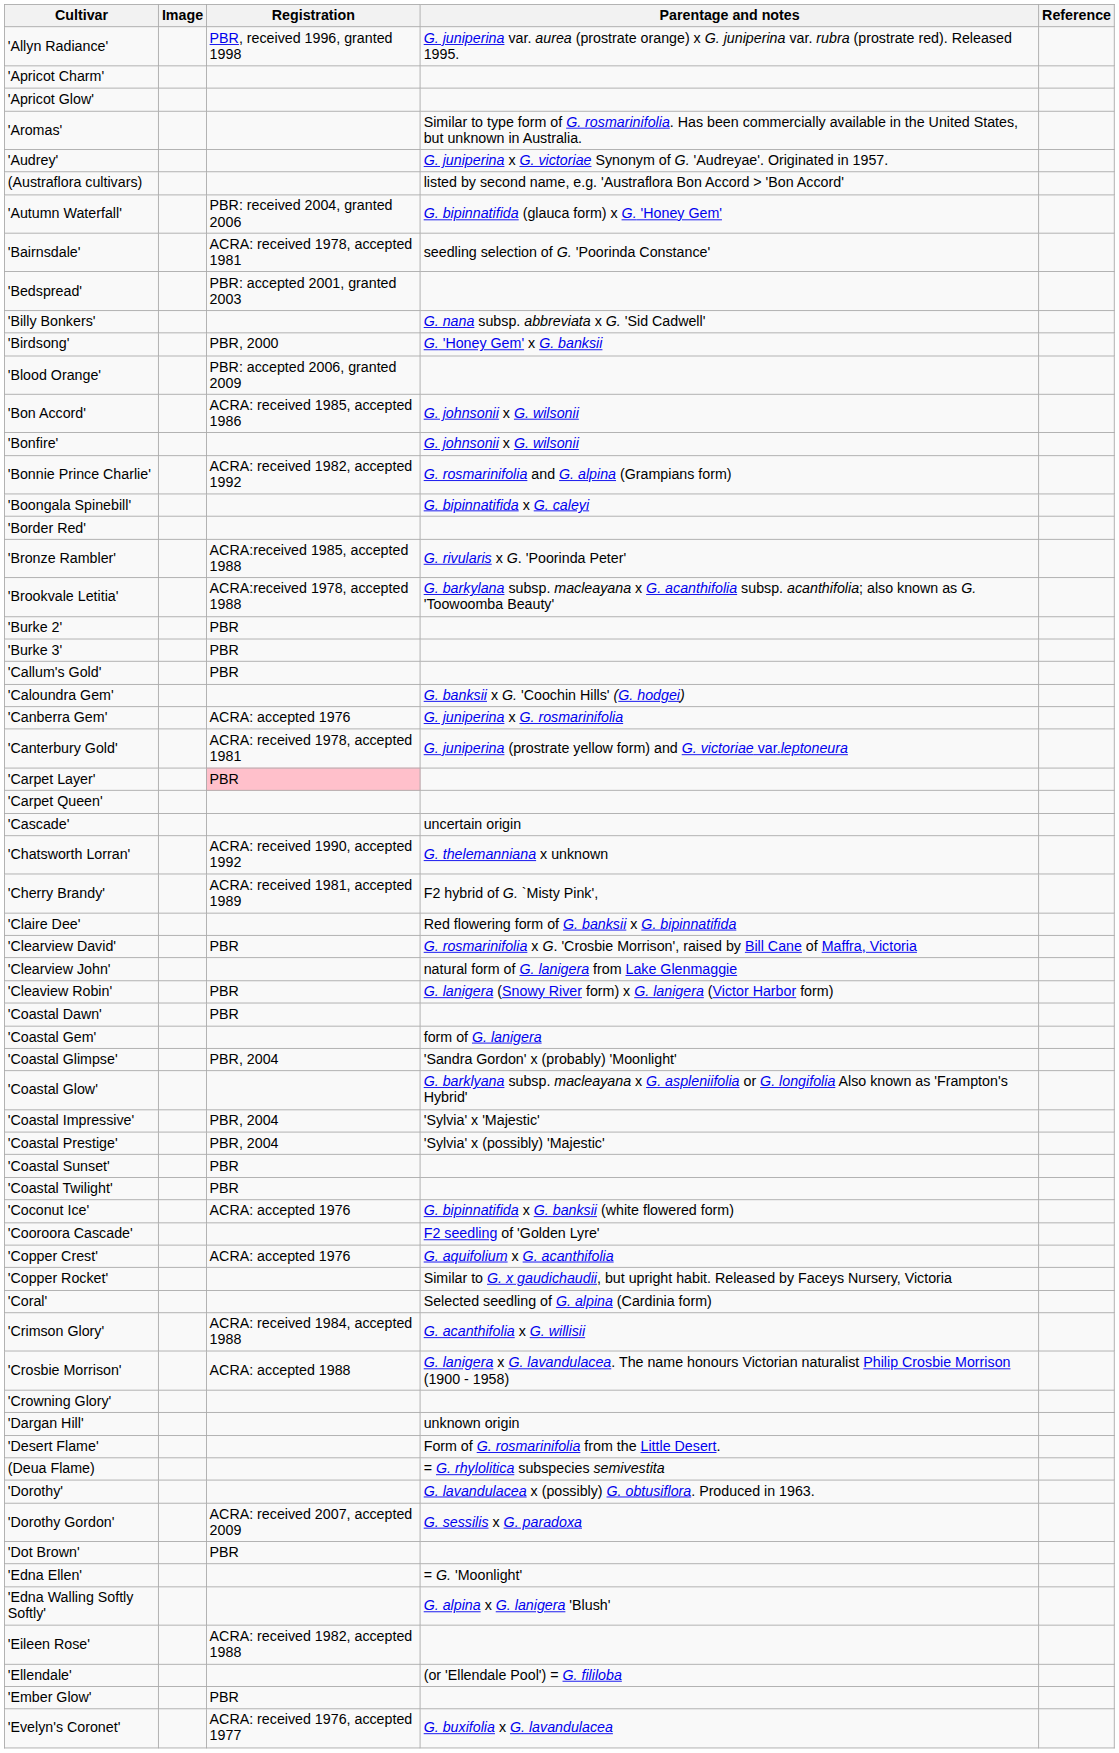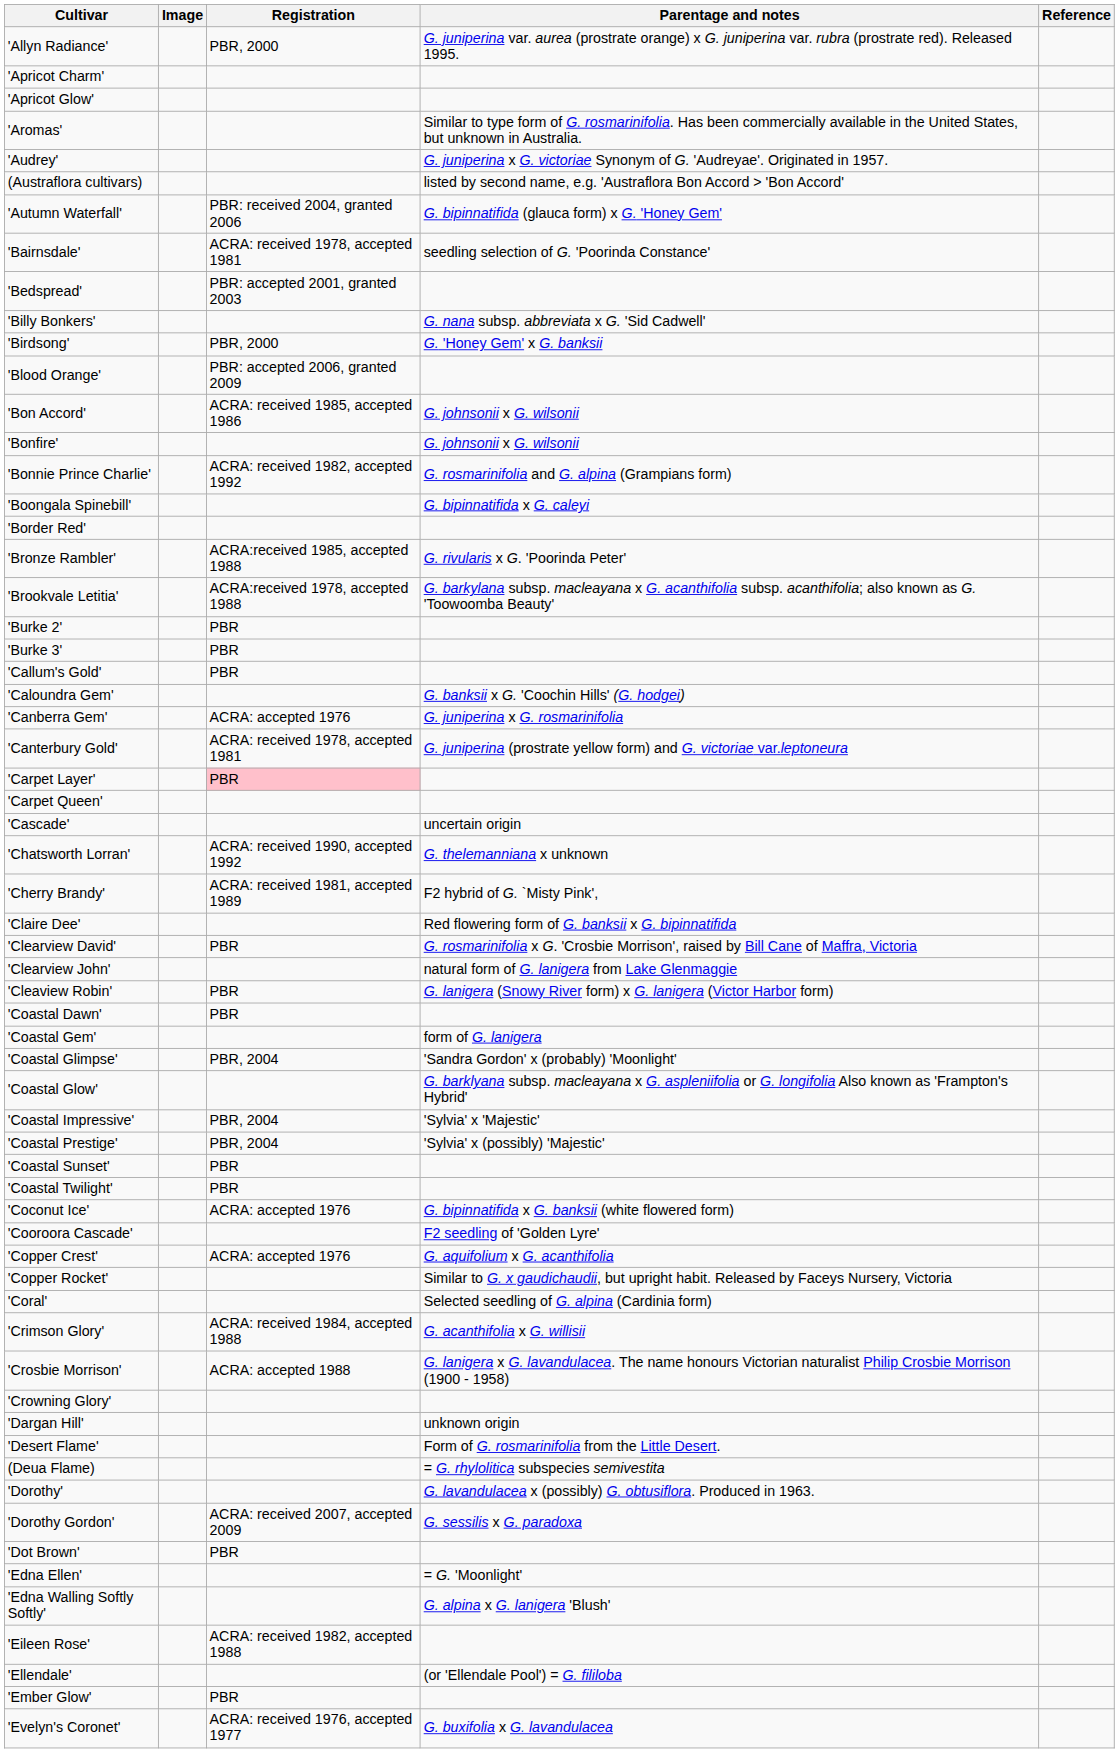(301, 46) PBR, received 1996, granted 1998 -> (244, 46) PBR, 2000
